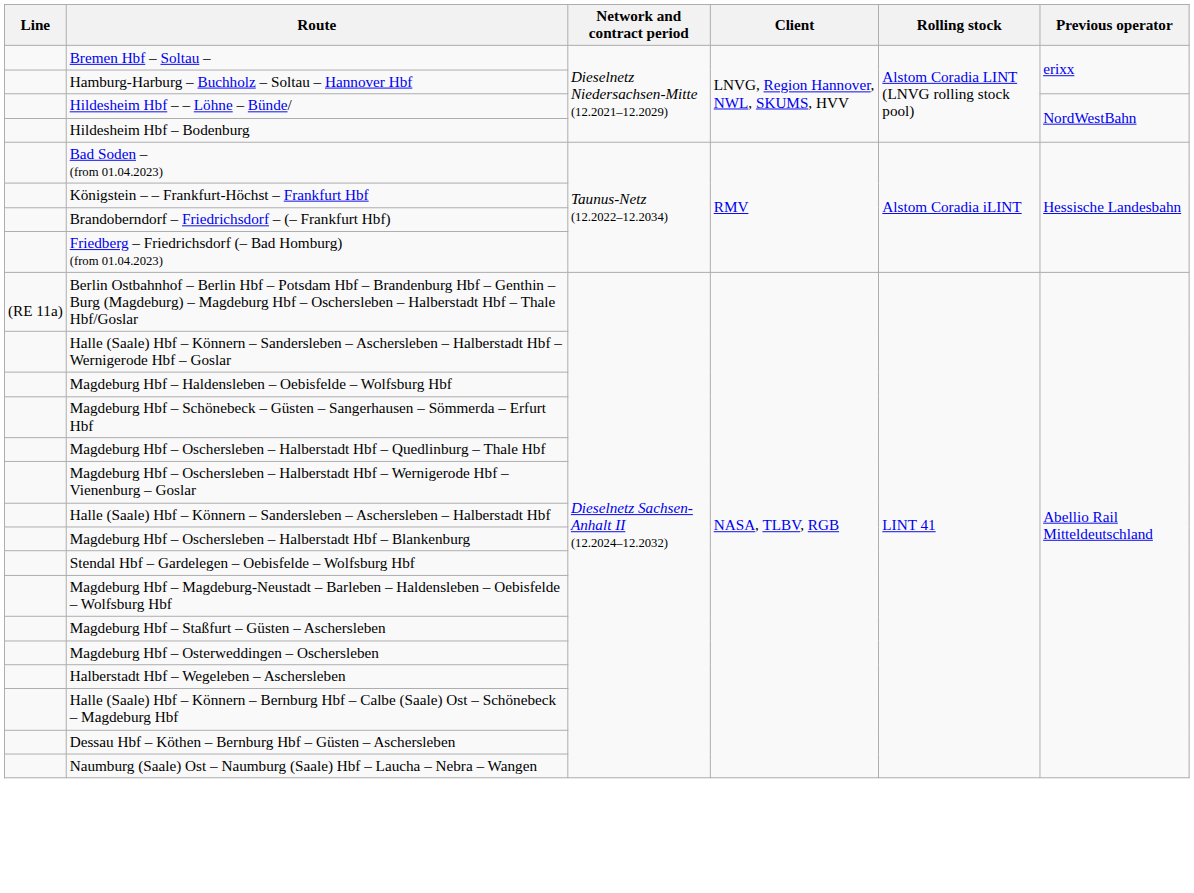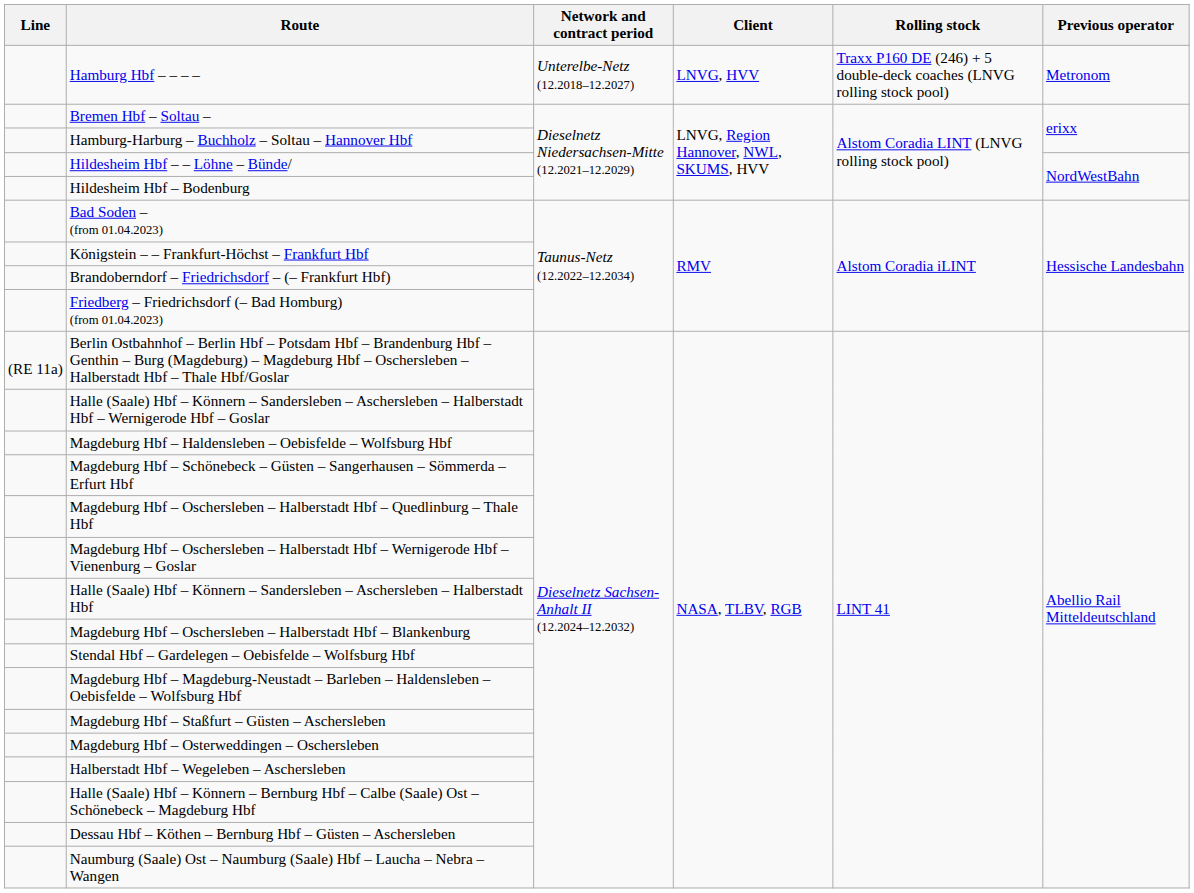+ row: (135, 74)
